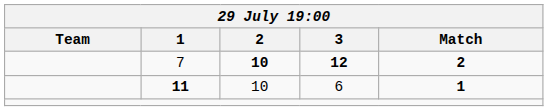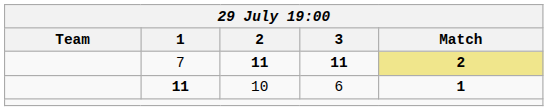(260, 63) 10 -> (260, 63) 11
(339, 63) 12 -> (339, 63) 11
(461, 63) no background -> (461, 63) khaki background
